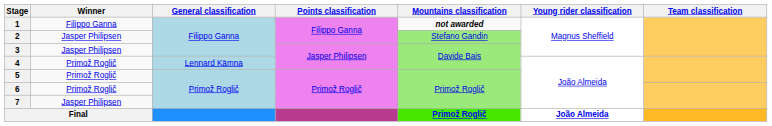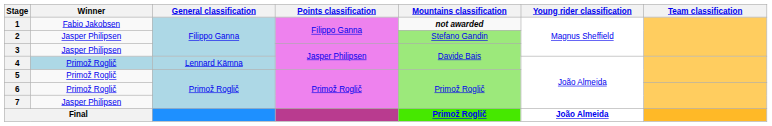(91, 24) Filippo Ganna -> (91, 24) Fabio Jakobsen
(91, 63) no background -> (91, 63) lightblue background
